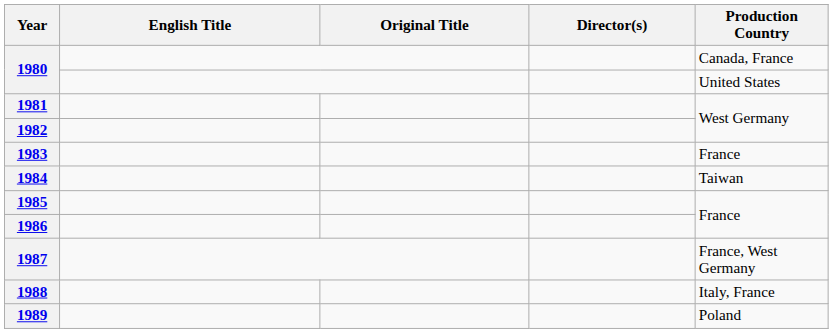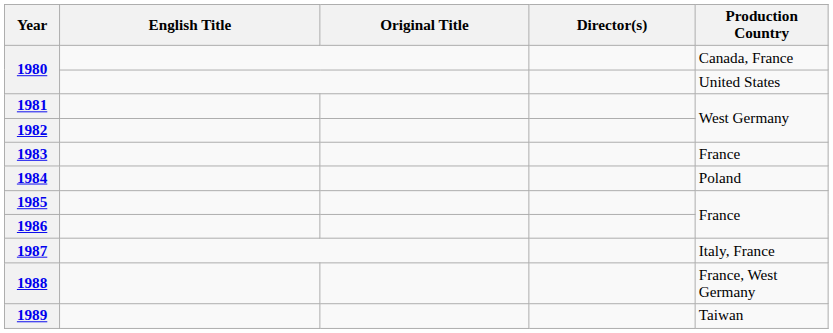(721, 178) Taiwan -> (720, 178) Poland
(738, 259) France, West Germany -> (737, 250) Italy, France
(737, 291) Italy, France -> (738, 283) France, West Germany
(720, 315) Poland -> (721, 315) Taiwan
